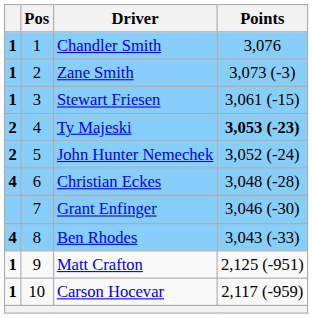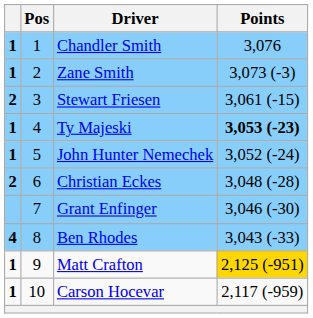(13, 100) 1 -> (13, 100) 2
(13, 127) 2 -> (13, 127) 1
(13, 154) 2 -> (13, 154) 1
(13, 182) 4 -> (13, 182) 2
(262, 264) no background -> (262, 264) gold background
